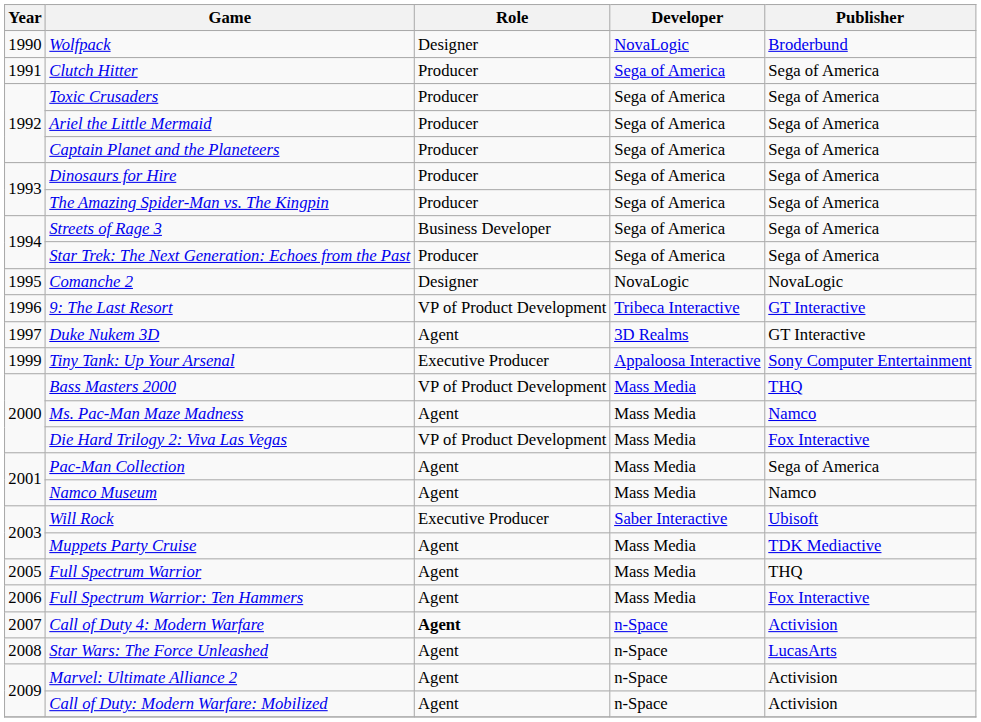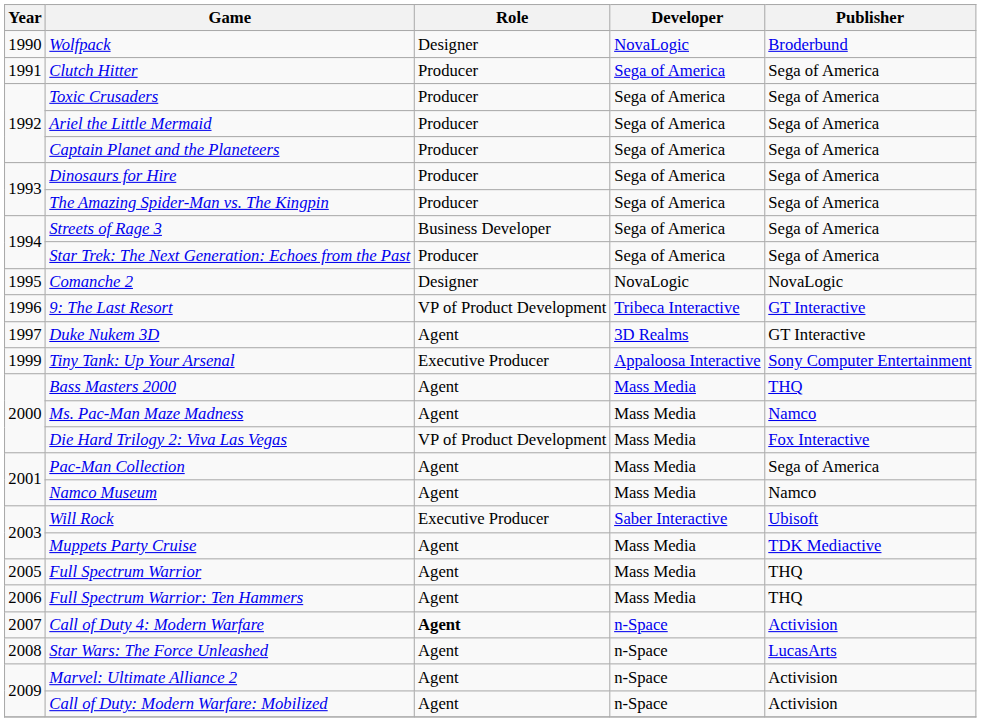(512, 387) VP of Product Development -> (438, 387) Agent
(819, 598) Fox Interactive -> (785, 598) THQ
